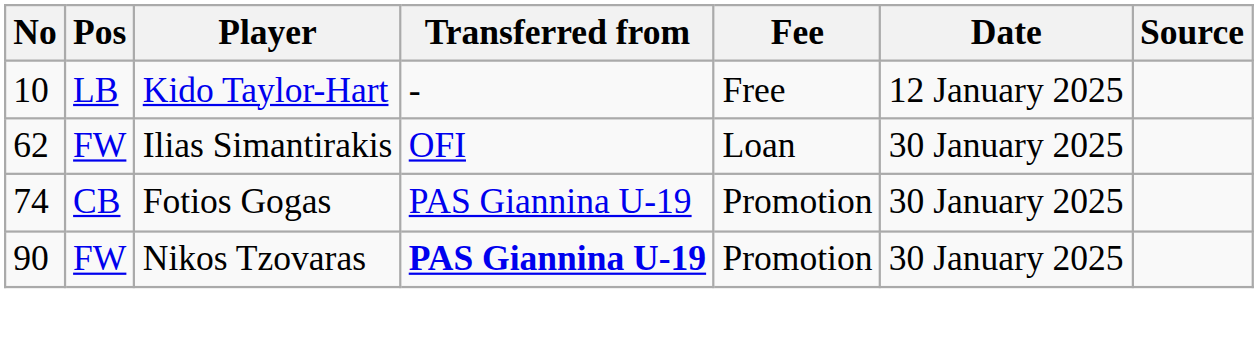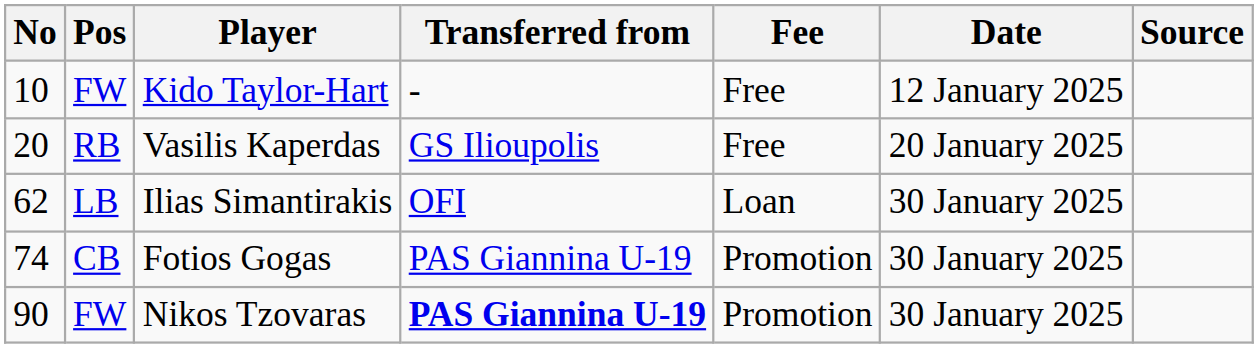(96, 88) LB -> (100, 88) FW
+ row: (262, 145)
(100, 145) FW -> (96, 201) LB
